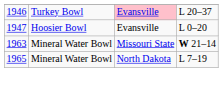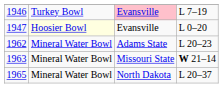(195, 12) L 20–37 -> (193, 12) L 7–19
(59, 28) no background -> (59, 28) lightyellow background
+ row: (17, 43)
(193, 59) L 7–19 -> (195, 75) L 20–37
